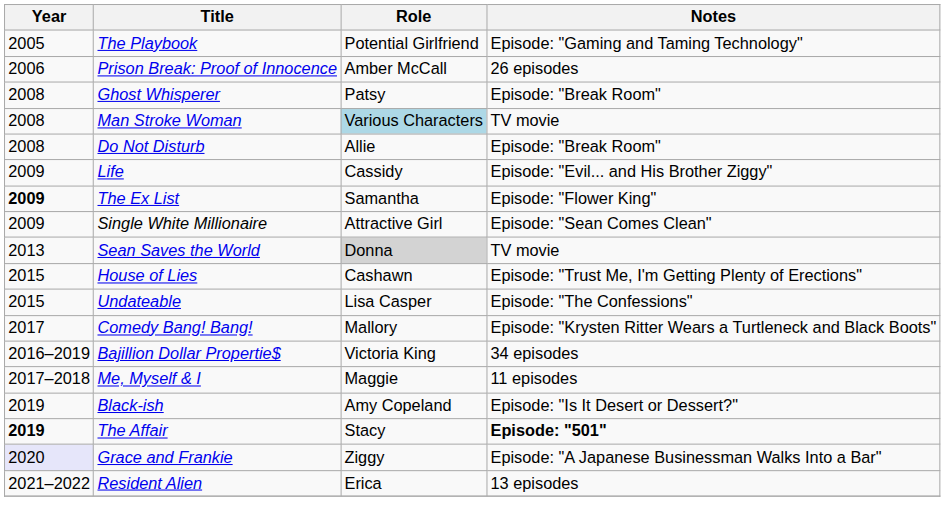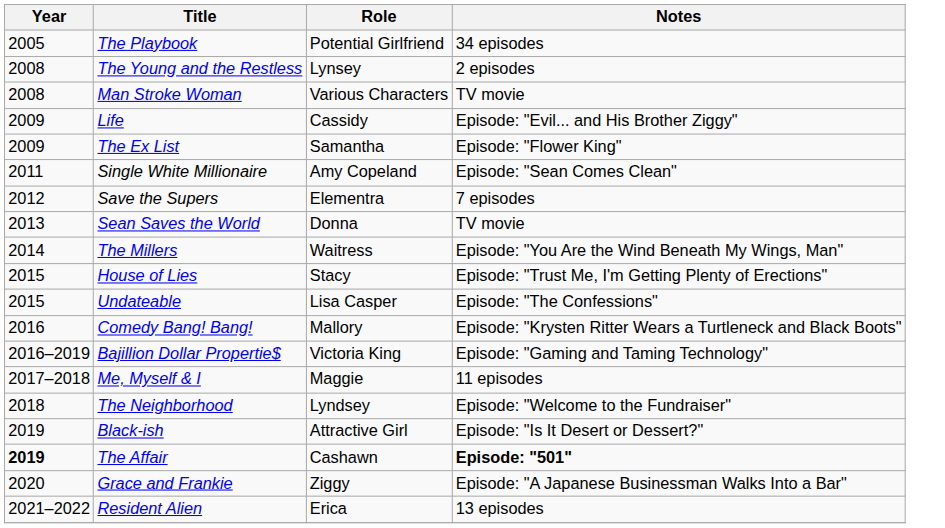(647, 43) Episode: "Gaming and Taming Technology" -> (500, 43) 34 episodes
- row: (217, 69)
+ row: (200, 69)
- row: (159, 95)
(414, 120) lightblue background -> (379, 95) no background
- row: (151, 146)
(26, 198) bold -> (26, 146) normal
(26, 224) 2009 -> (26, 172) 2011
(393, 224) Attractive Girl -> (363, 172) Amy Copeland
+ row: (158, 198)
(369, 250) lightgrey background -> (334, 224) no background
+ row: (137, 250)
(379, 276) Cashawn -> (330, 276) Stacy
(26, 328) 2017 -> (26, 328) 2016
(535, 353) 34 episodes -> (612, 353) Episode: "Gaming and Taming Technology"
+ row: (165, 405)
(398, 405) Amy Copeland -> (359, 431) Attractive Girl
(365, 431) Stacy -> (344, 457) Cashawn
(26, 457) lavender background -> (26, 483) no background
